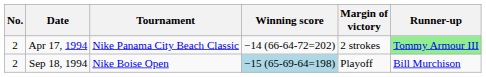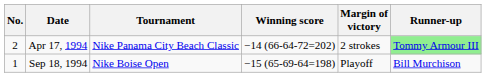(15, 63) 2 -> (15, 63) 1
(290, 63) lightblue background -> (290, 63) no background
